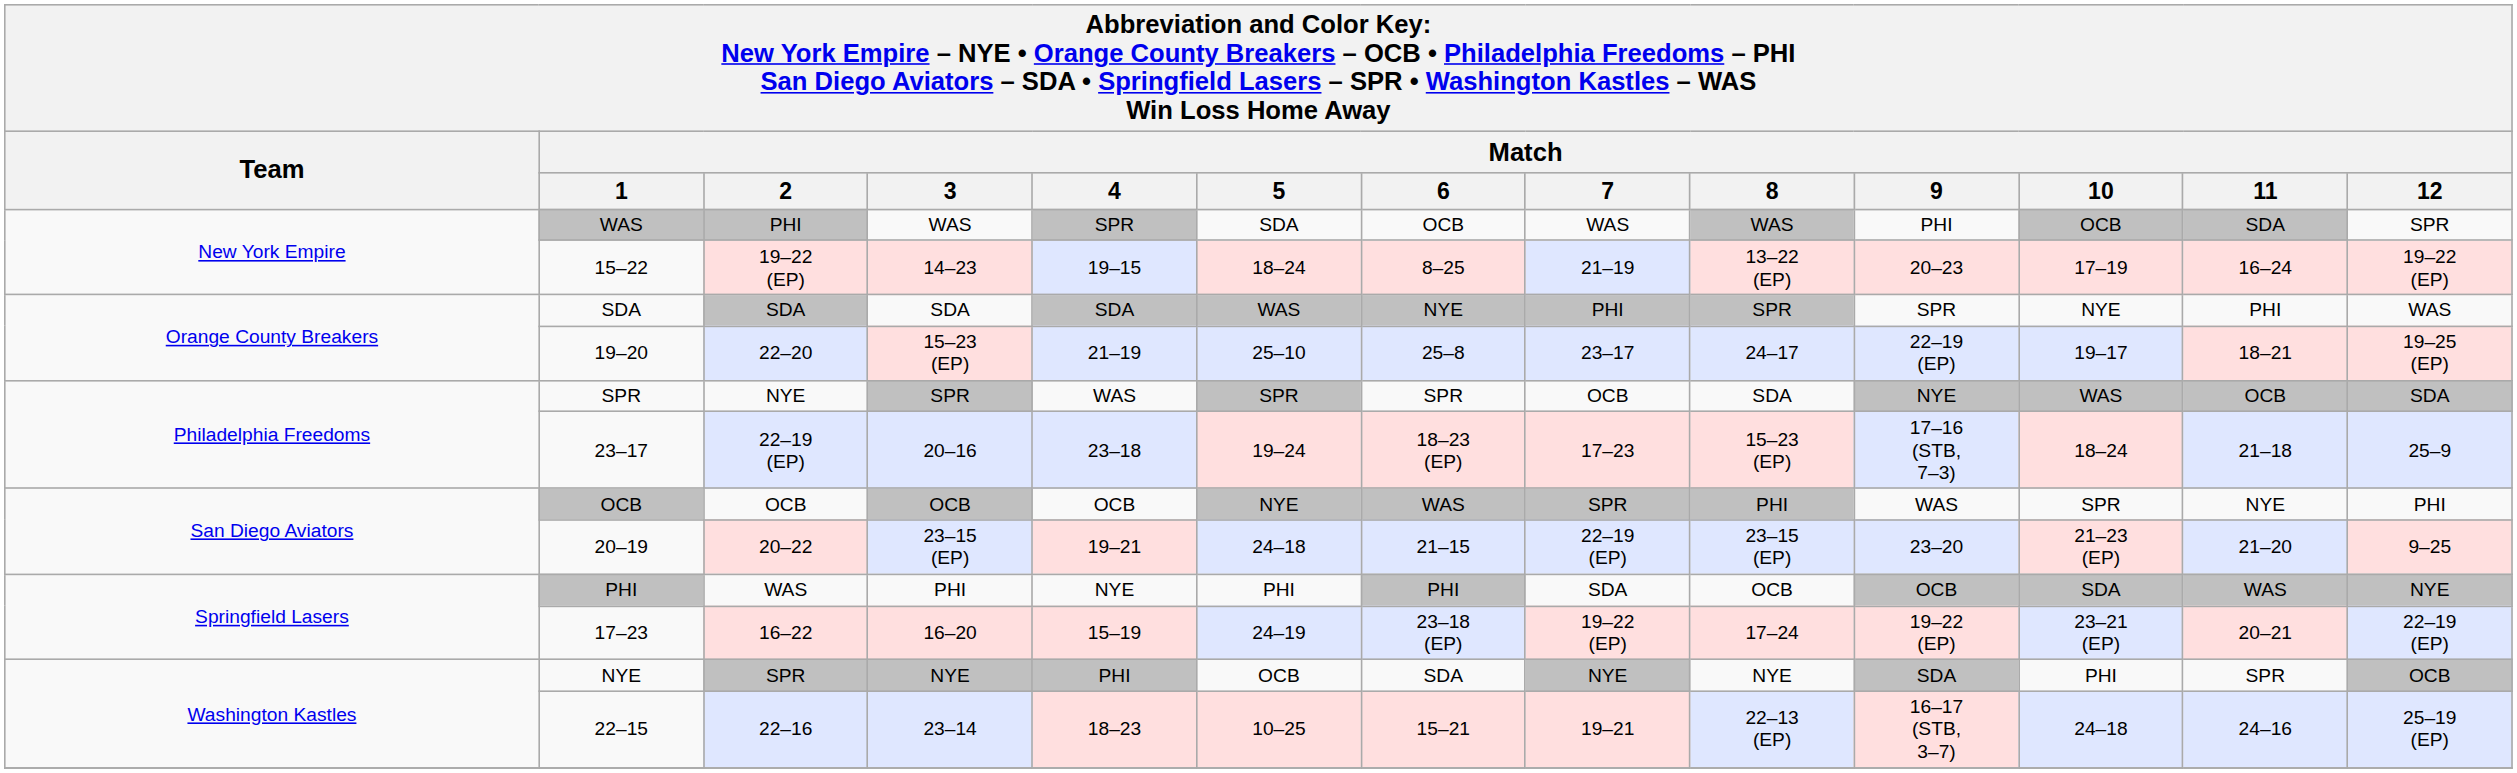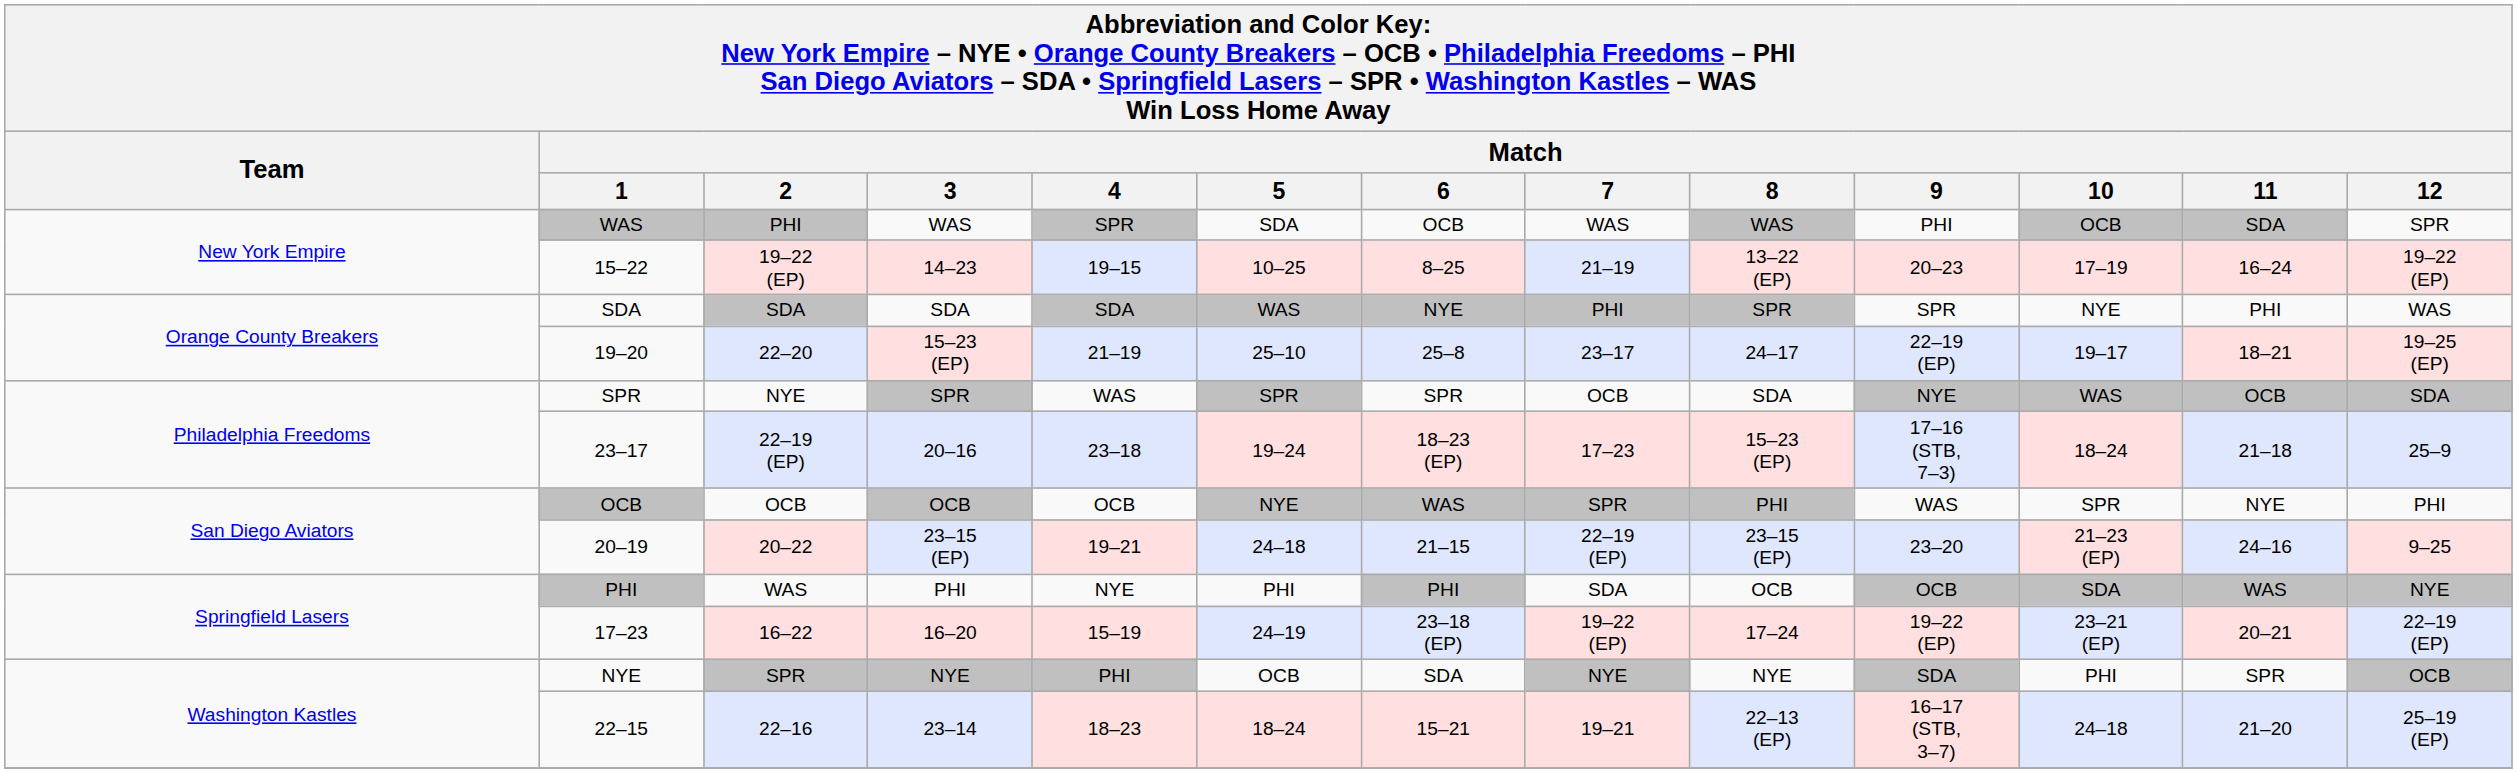(1279, 267) 18–24 -> (1279, 267) 10–25
(2265, 547) 21–20 -> (2265, 547) 24–16
(1279, 730) 10–25 -> (1279, 730) 18–24
(2265, 730) 24–16 -> (2265, 730) 21–20
